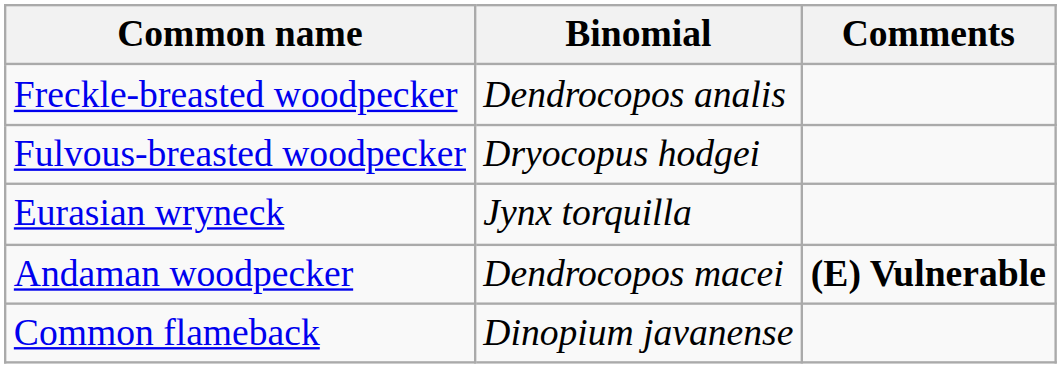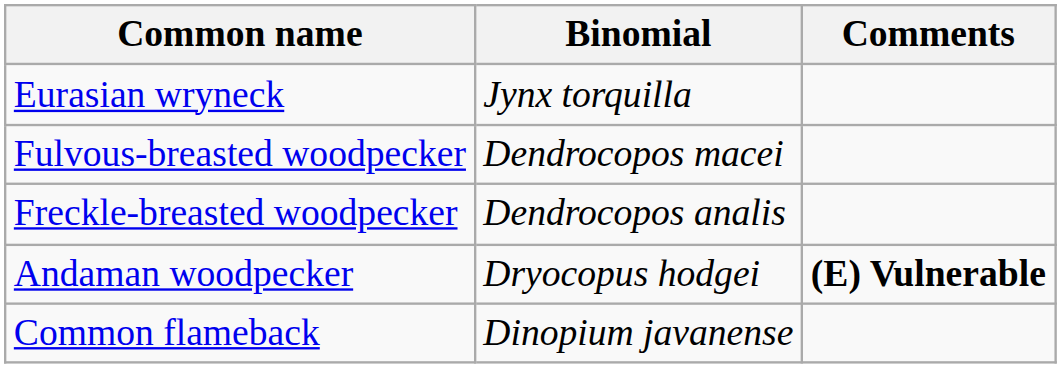rows swapped: (149, 213) <-> (236, 93)
(622, 153) Dryocopus hodgei -> (633, 153) Dendrocopos macei
(633, 272) Dendrocopos macei -> (622, 272) Dryocopus hodgei
